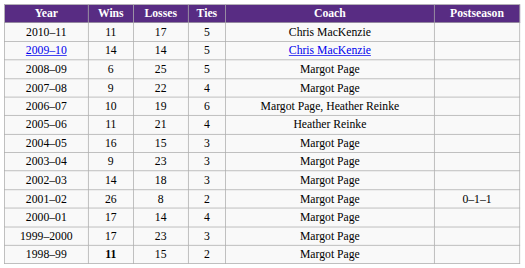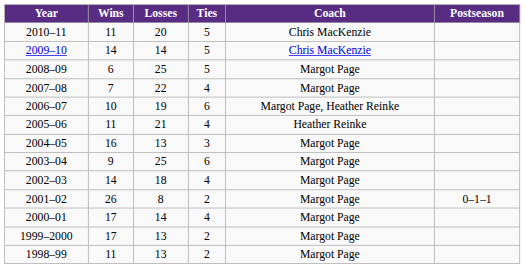(161, 32) 17 -> (161, 32) 20
(111, 87) 9 -> (111, 87) 7
(161, 143) 15 -> (161, 143) 13
(161, 161) 23 -> (161, 161) 25
(207, 161) 3 -> (207, 161) 6
(207, 180) 3 -> (207, 180) 4
(161, 236) 23 -> (161, 236) 13
(207, 236) 3 -> (207, 236) 2
(111, 254) bold -> (111, 254) normal
(161, 254) 15 -> (161, 254) 13
